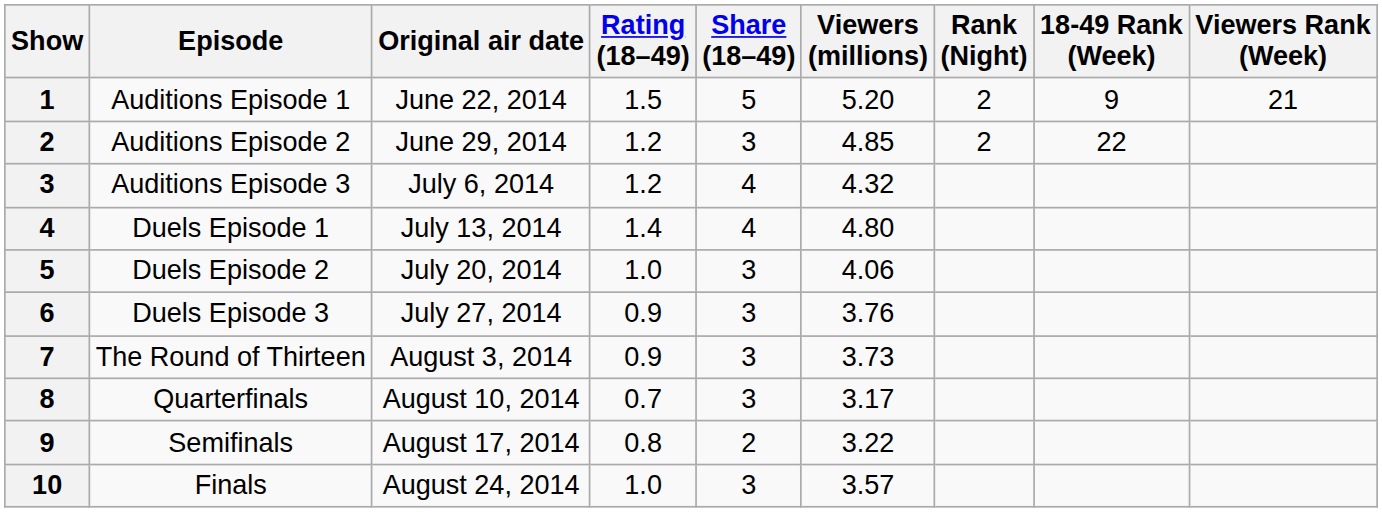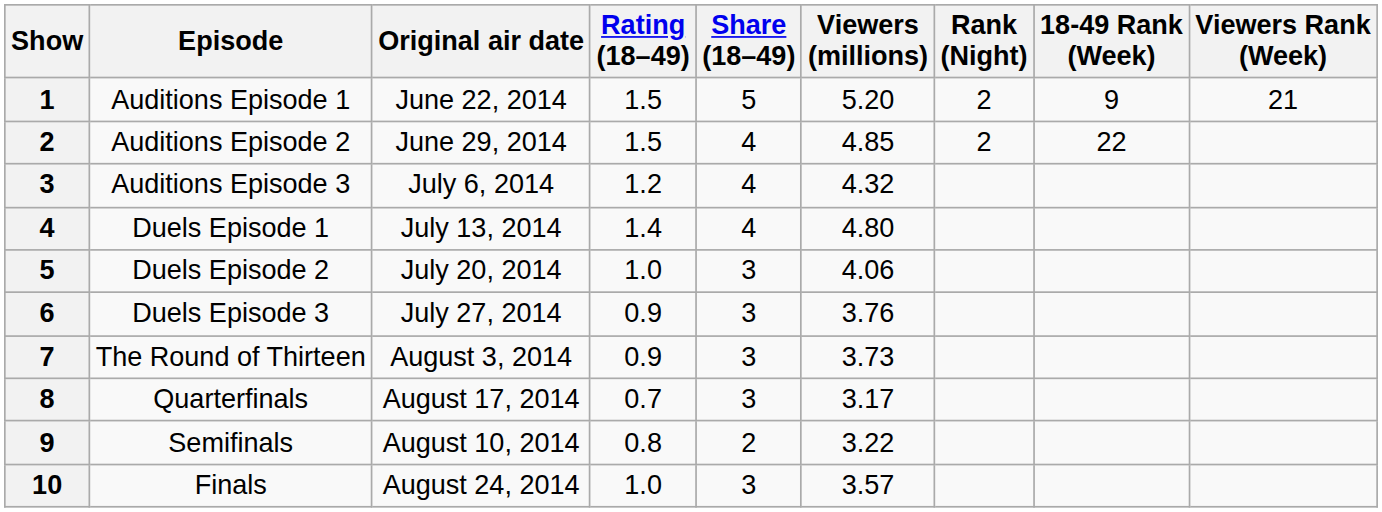(643, 142) 1.2 -> (643, 142) 1.5
(749, 142) 3 -> (749, 142) 4
(481, 399) August 10, 2014 -> (481, 399) August 17, 2014
(481, 442) August 17, 2014 -> (481, 442) August 10, 2014
